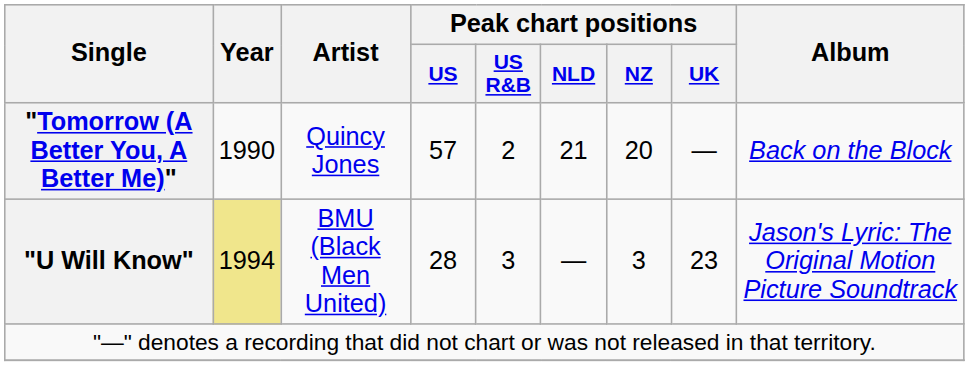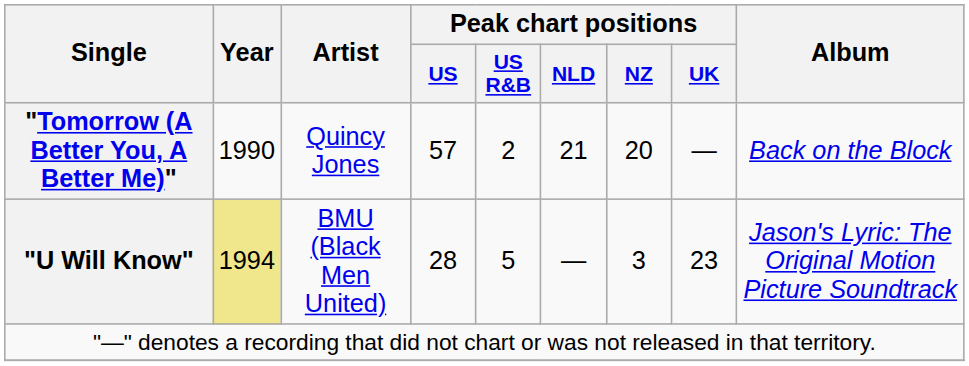(508, 261) 3 -> (508, 261) 5
